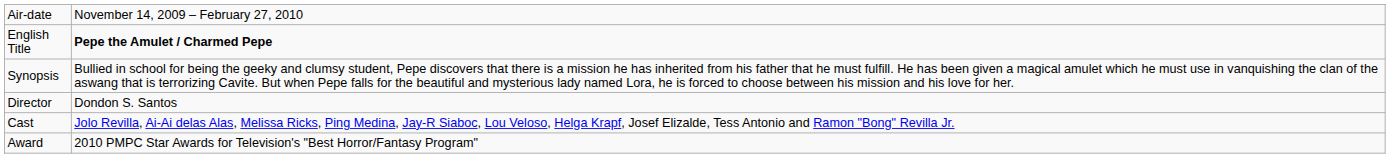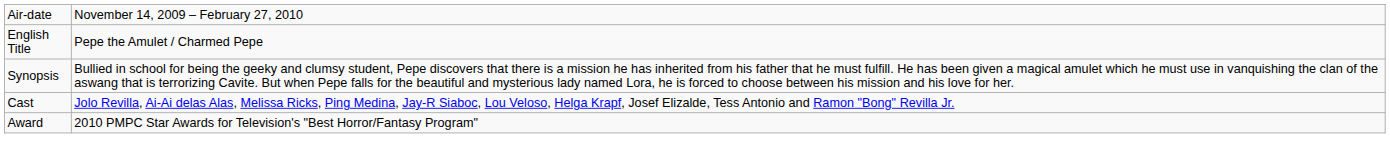(173, 42) bold -> (169, 42) normal
- row: (30, 103)
